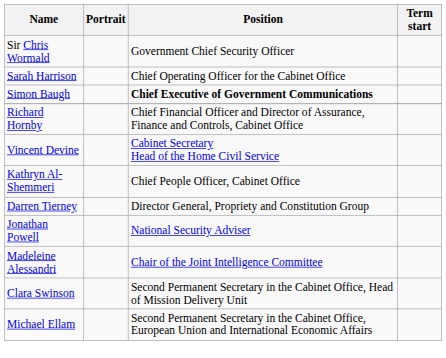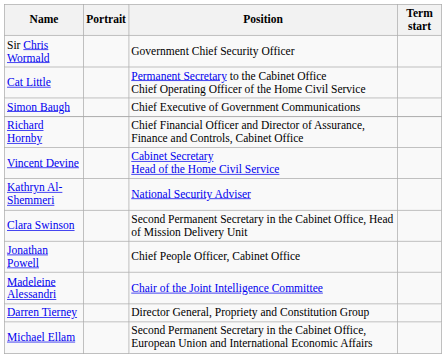+ row: (29, 82)
- row: (42, 76)
(252, 94) bold -> (246, 107) normal
(215, 181) Chief People Officer, Cabinet Office -> (191, 194) National Security Adviser
rows swapped: (42, 206) <-> (41, 293)
(191, 231) National Security Adviser -> (216, 256) Chief People Officer, Cabinet Office
